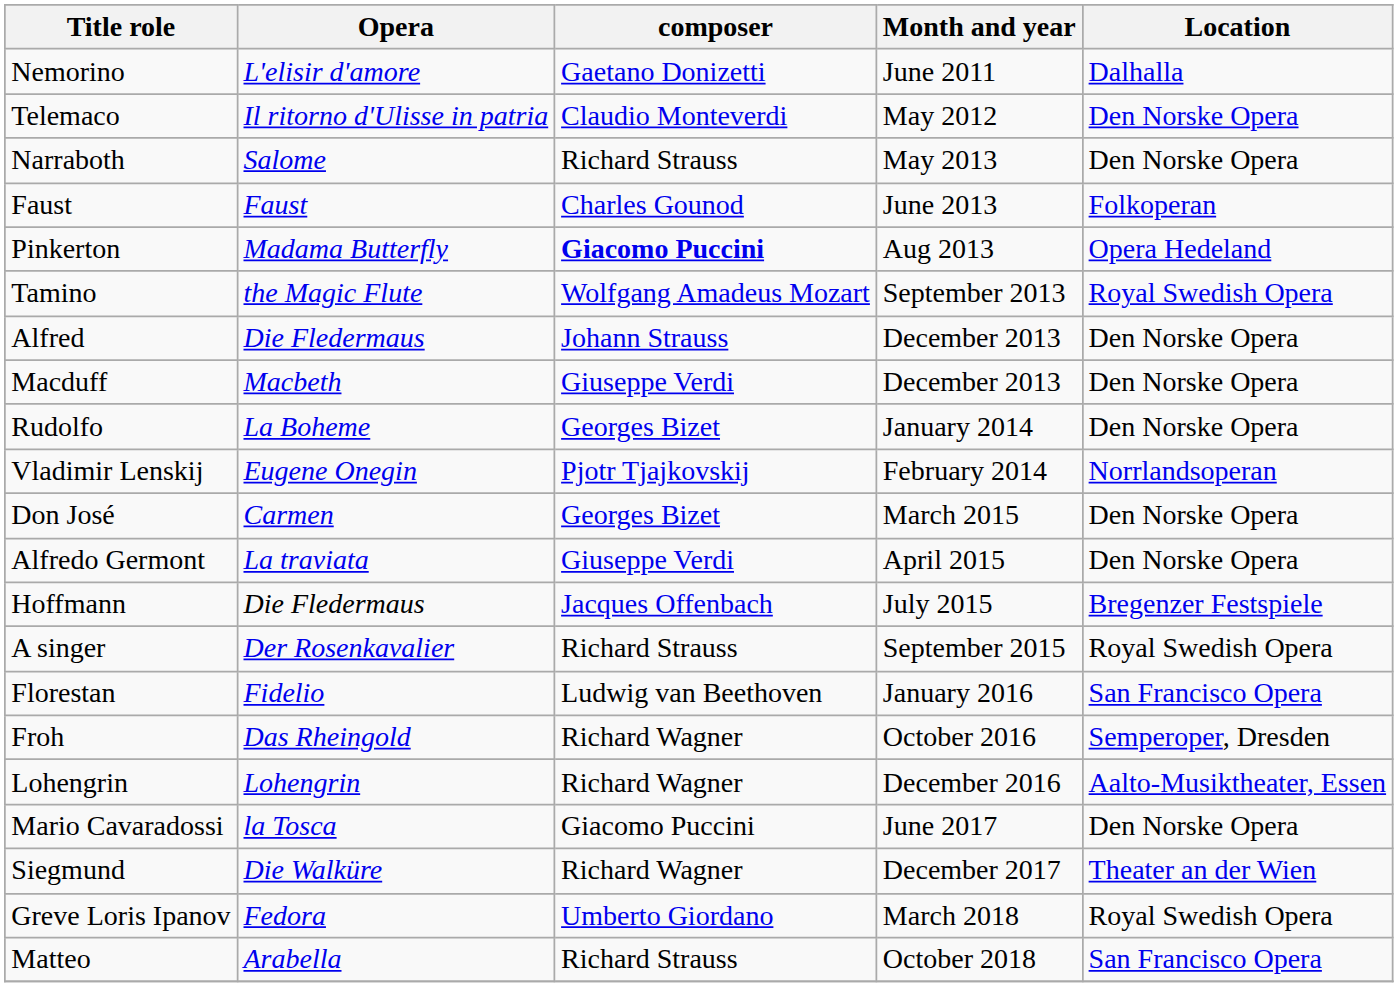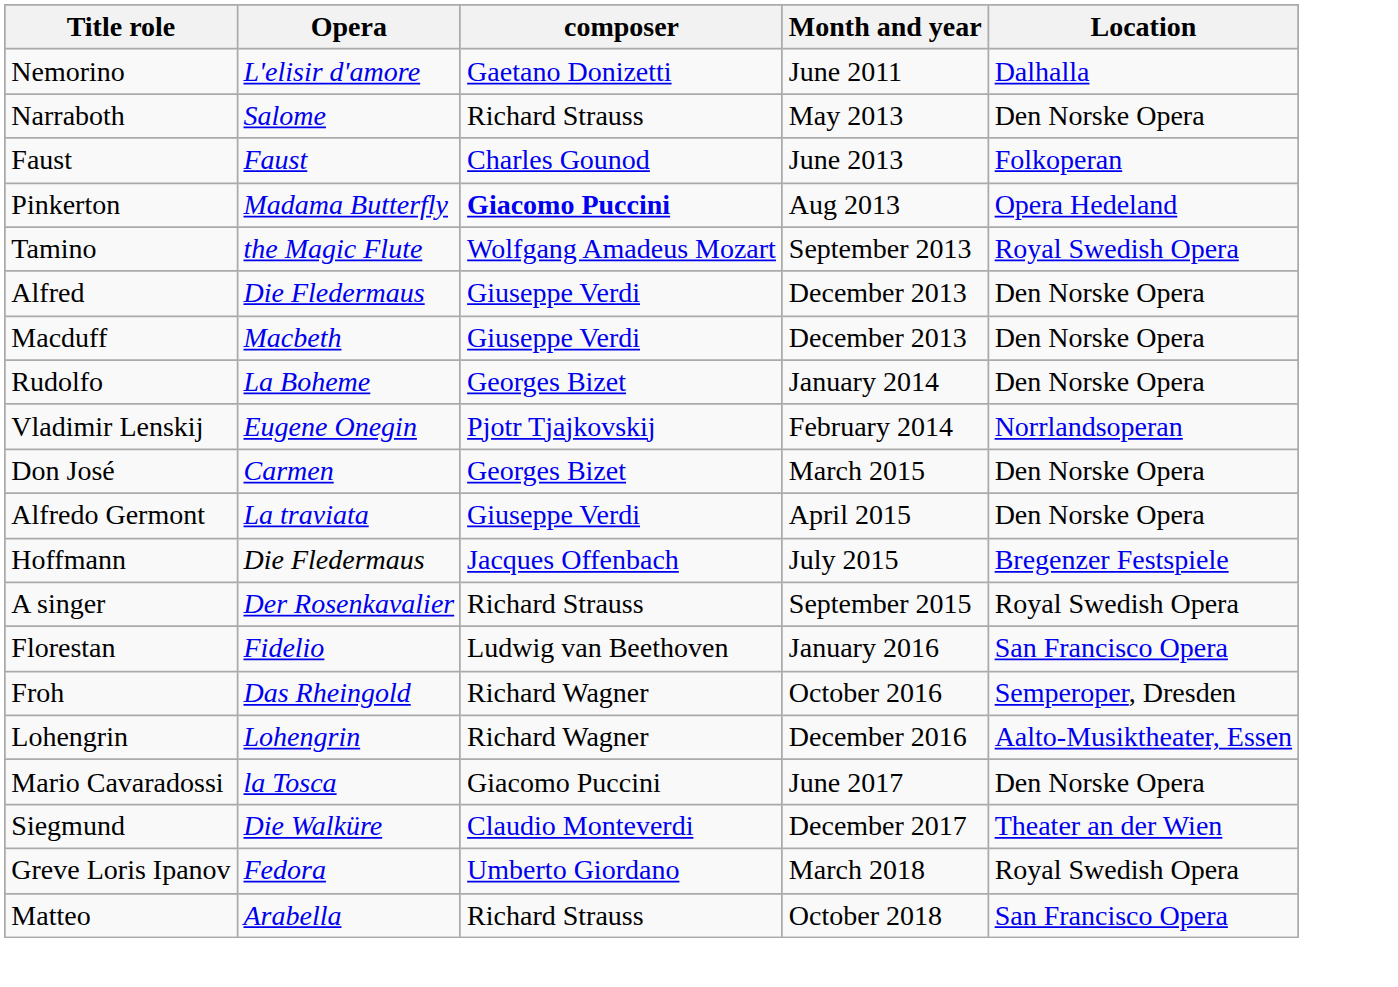- row: (66, 115)
(645, 337) Johann Strauss -> (554, 293) Giuseppe Verdi
(652, 870) Richard Wagner -> (580, 826) Claudio Monteverdi
